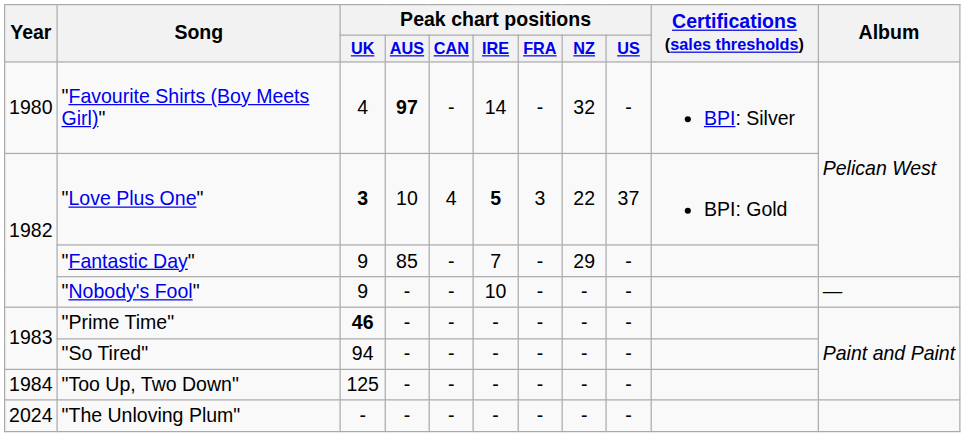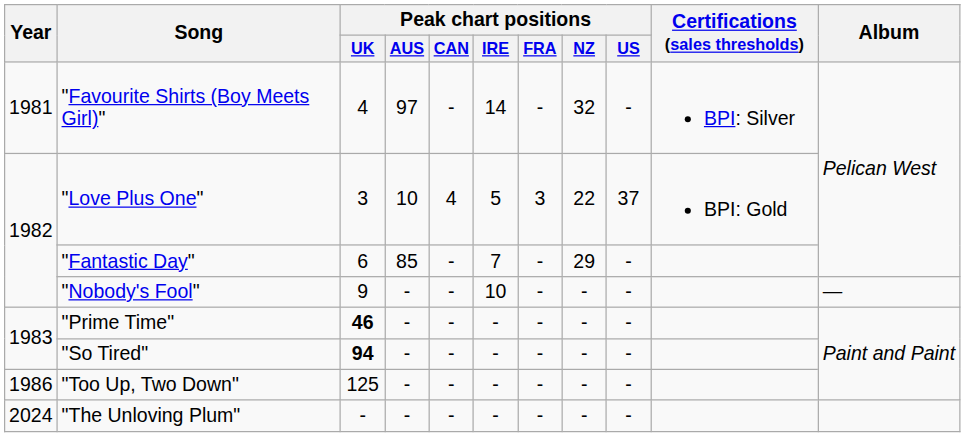(31, 107) 1980 -> (31, 107) 1981
(407, 107) bold -> (407, 107) normal
(363, 199) bold -> (363, 199) normal
(496, 199) bold -> (496, 199) normal
(363, 260) 9 -> (363, 260) 6
(363, 353) normal -> (363, 353) bold
(31, 384) 1984 -> (31, 384) 1986
